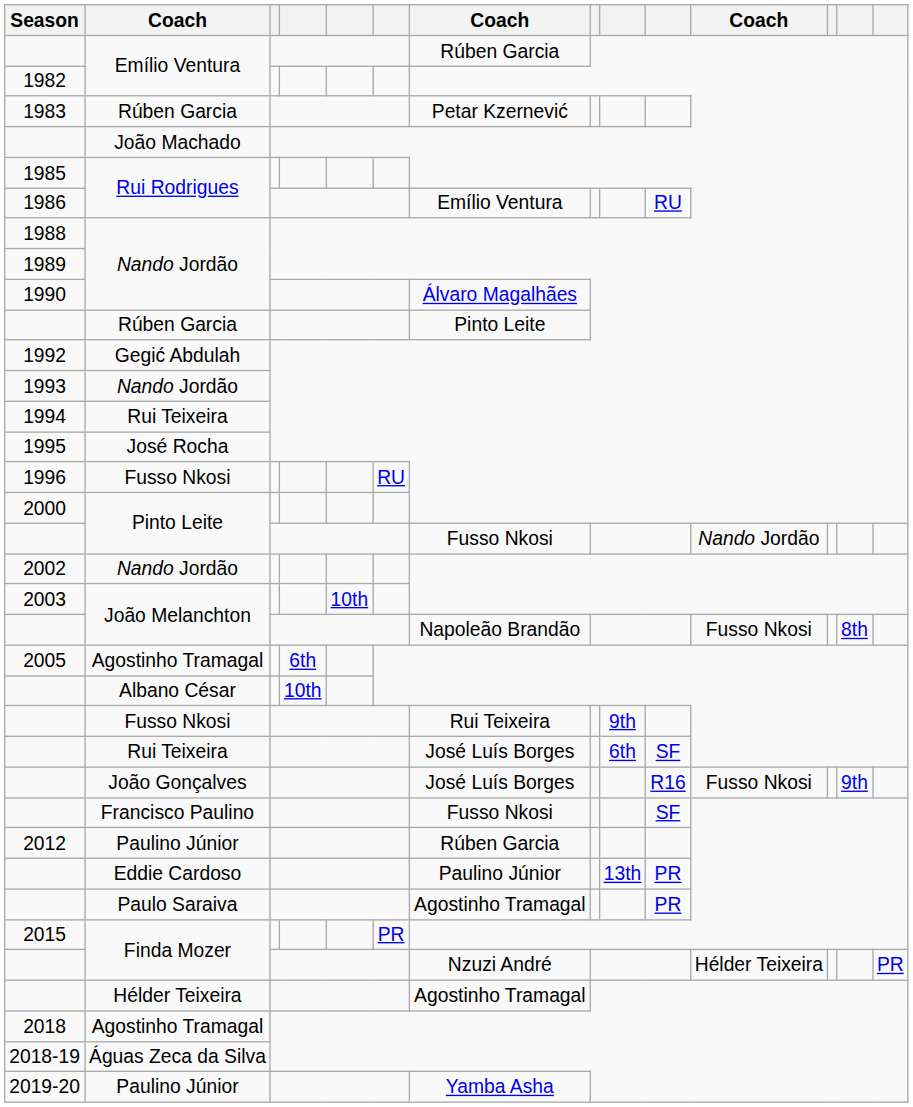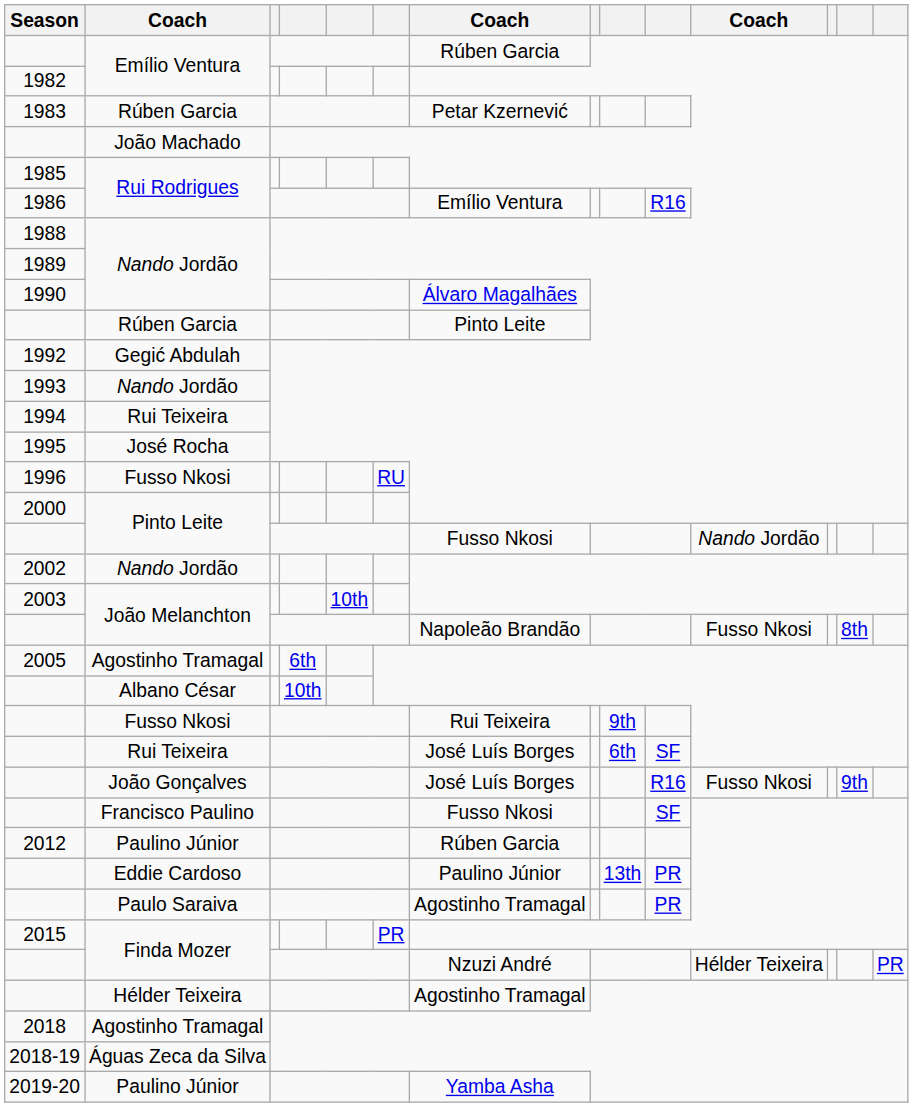(668, 203) RU -> (668, 203) R16
